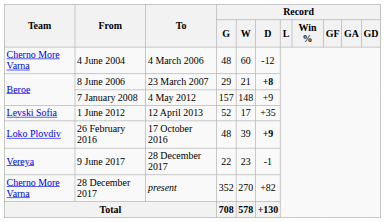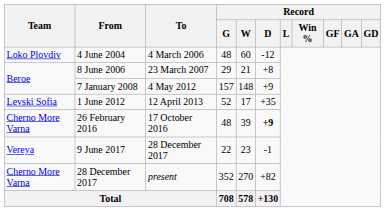(33, 60) Cherno More Varna -> (34, 54) Loko Plovdiv
(268, 81) bold -> (268, 70) normal
(34, 134) Loko Plovdiv -> (33, 123) Cherno More Varna
